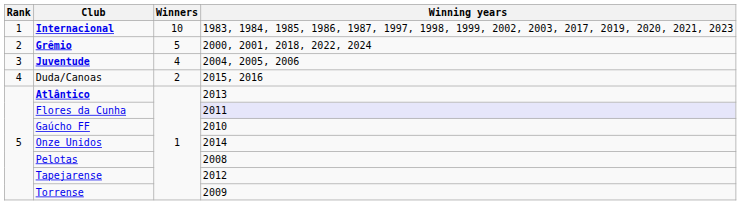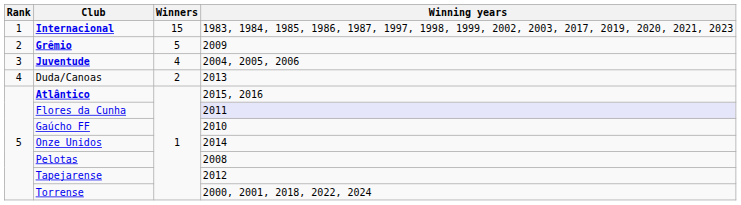(177, 29) 10 -> (177, 29) 15
(287, 45) 2000, 2001, 2018, 2022, 2024 -> (215, 45) 2009
(233, 78) 2015, 2016 -> (215, 78) 2013
(215, 94) 2013 -> (233, 94) 2015, 2016
(215, 192) 2009 -> (287, 192) 2000, 2001, 2018, 2022, 2024
